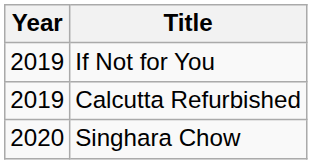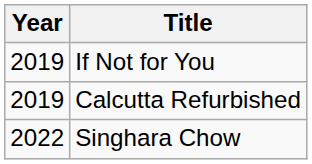(37, 138) 2020 -> (37, 138) 2022
